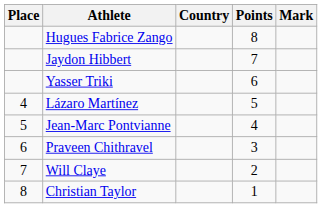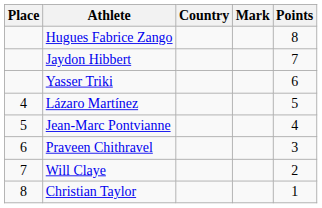columns swapped: (296, 15) <-> (254, 15)
